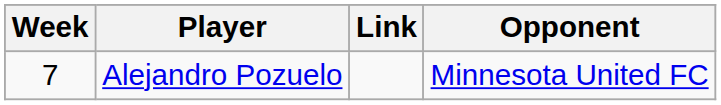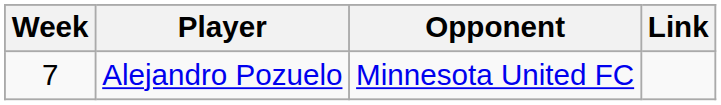columns swapped: (570, 27) <-> (387, 27)
